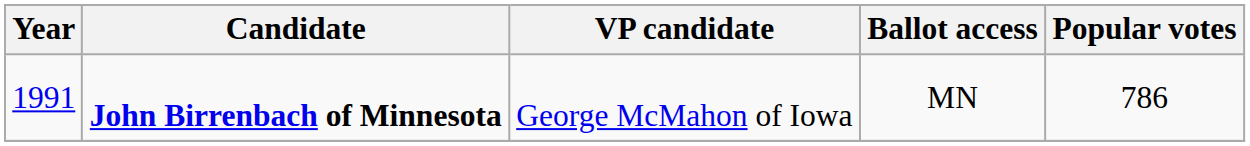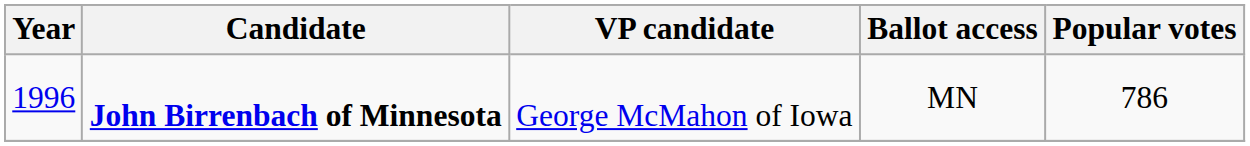(44, 97) 1991 -> (44, 97) 1996
